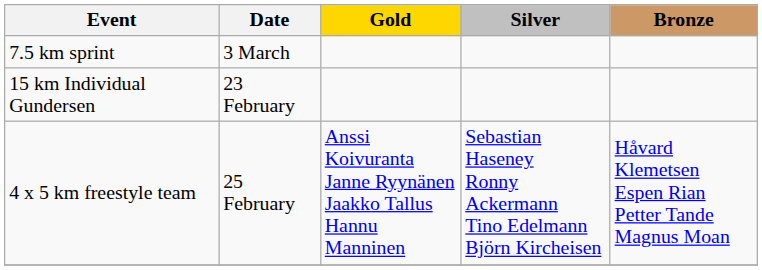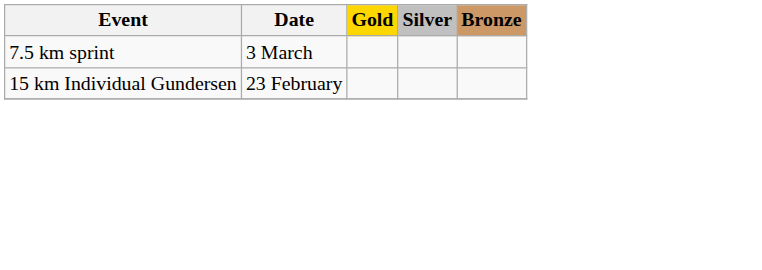- row: (103, 192)
